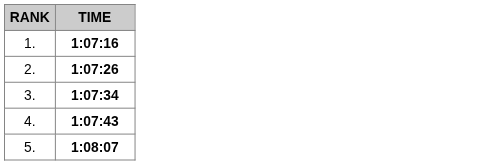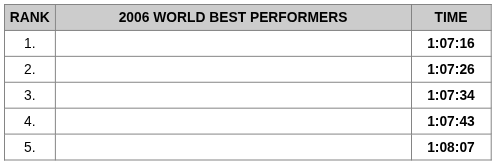+ column: (233, 17)
